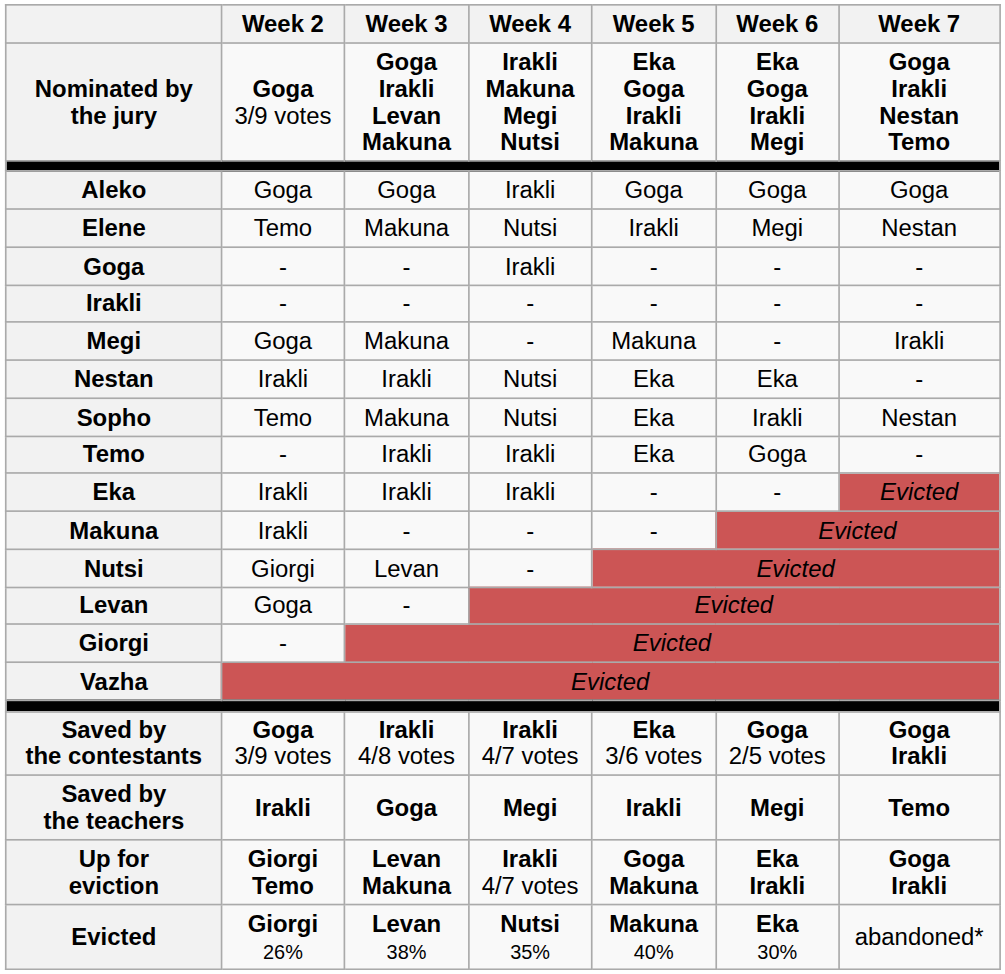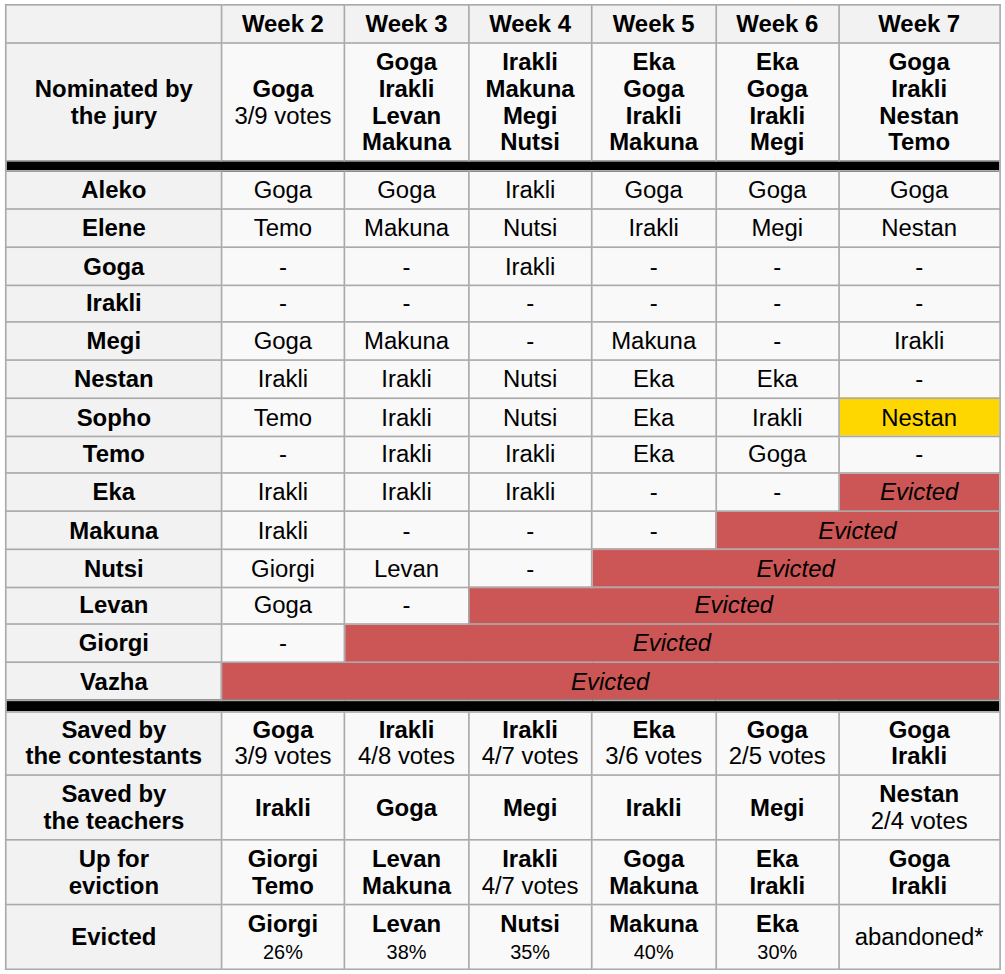(407, 417) Makuna -> (407, 417) Irakli
(919, 417) no background -> (919, 417) gold background
(919, 808) Temo -> (919, 808) Nestan 2/4 votes
